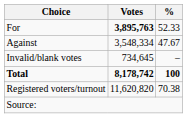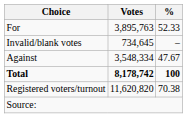(134, 27) bold -> (134, 27) normal
rows swapped: (22, 43) <-> (44, 58)
